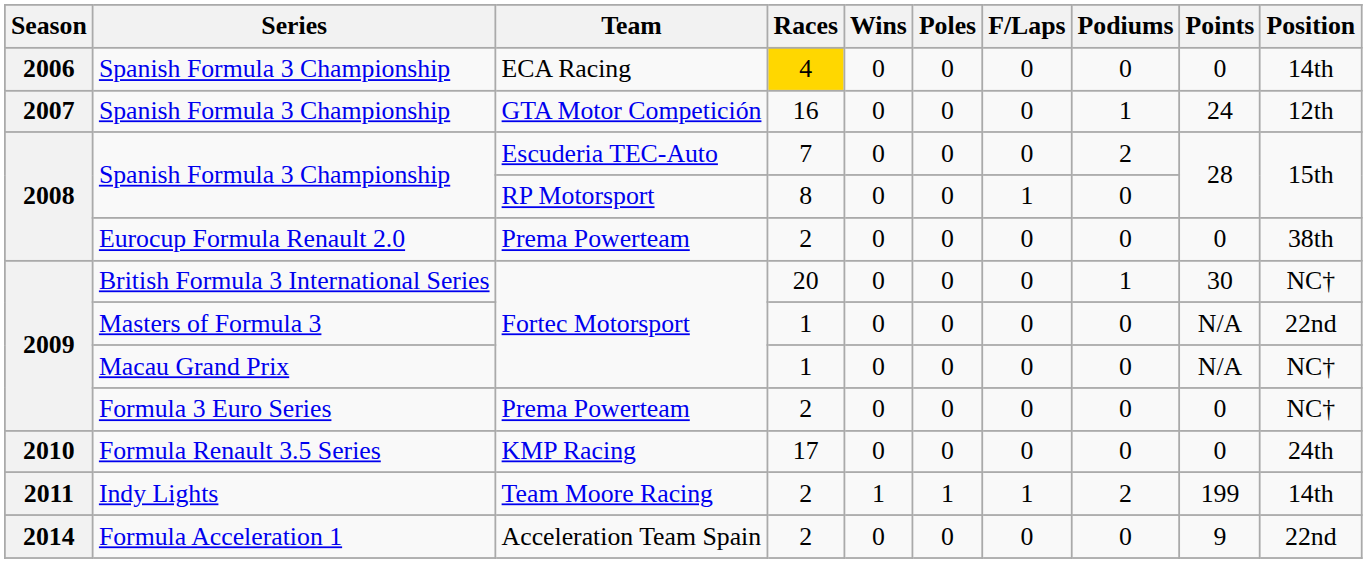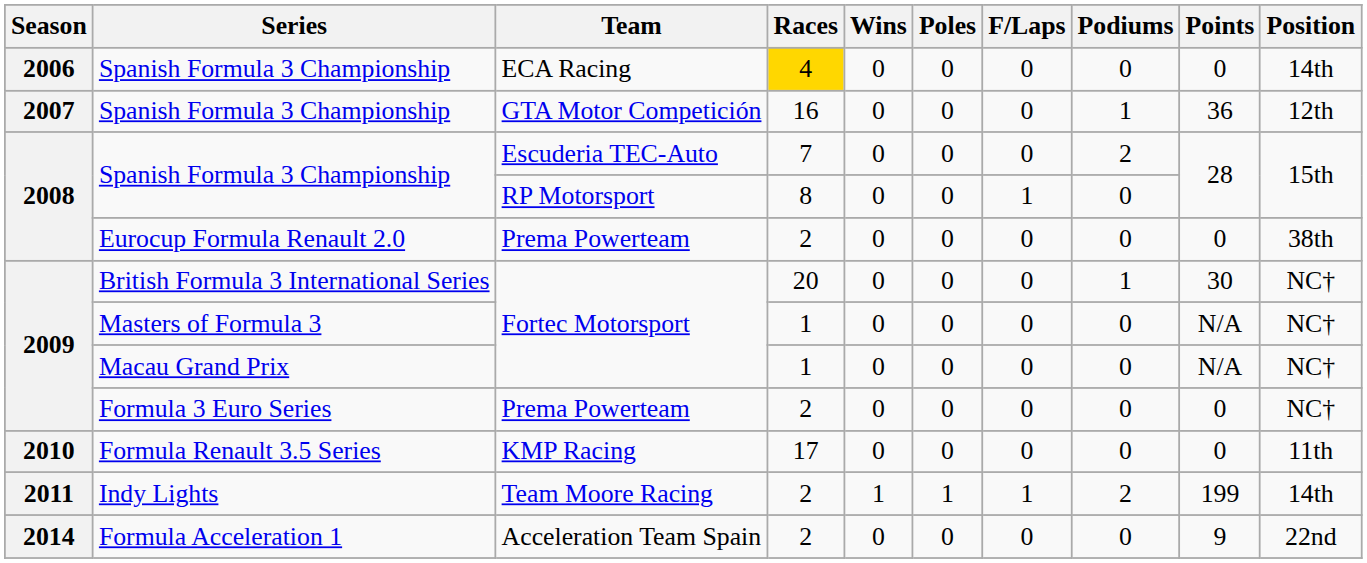(1220, 111) 24 -> (1220, 111) 36
(1311, 323) 22nd -> (1311, 323) NC†
(1311, 451) 24th -> (1311, 451) 11th
